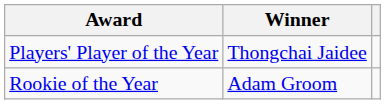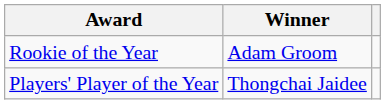rows swapped: (114, 51) <-> (84, 83)
